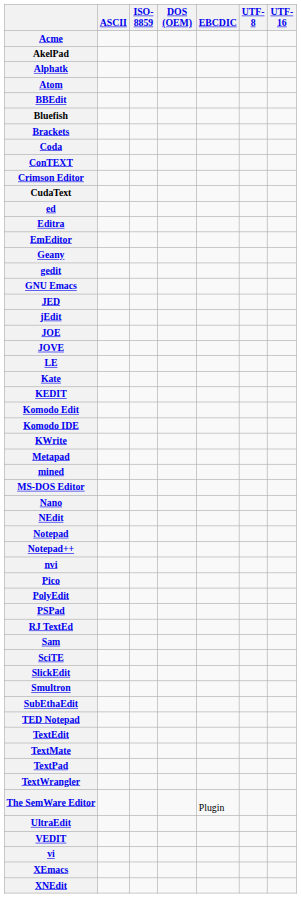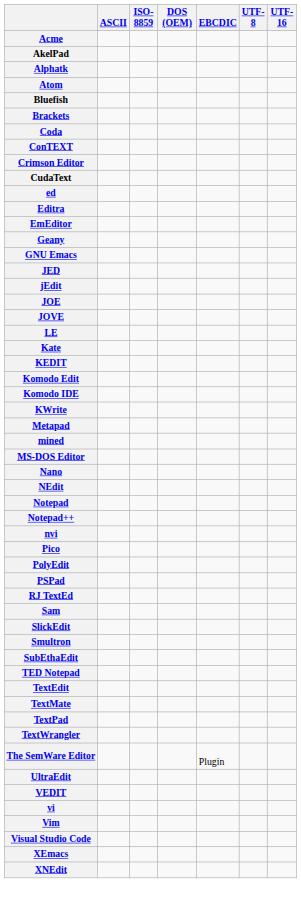- row: (51, 100)
- row: (51, 270)
- row: (51, 657)
+ row: (51, 823)
+ row: (51, 839)
